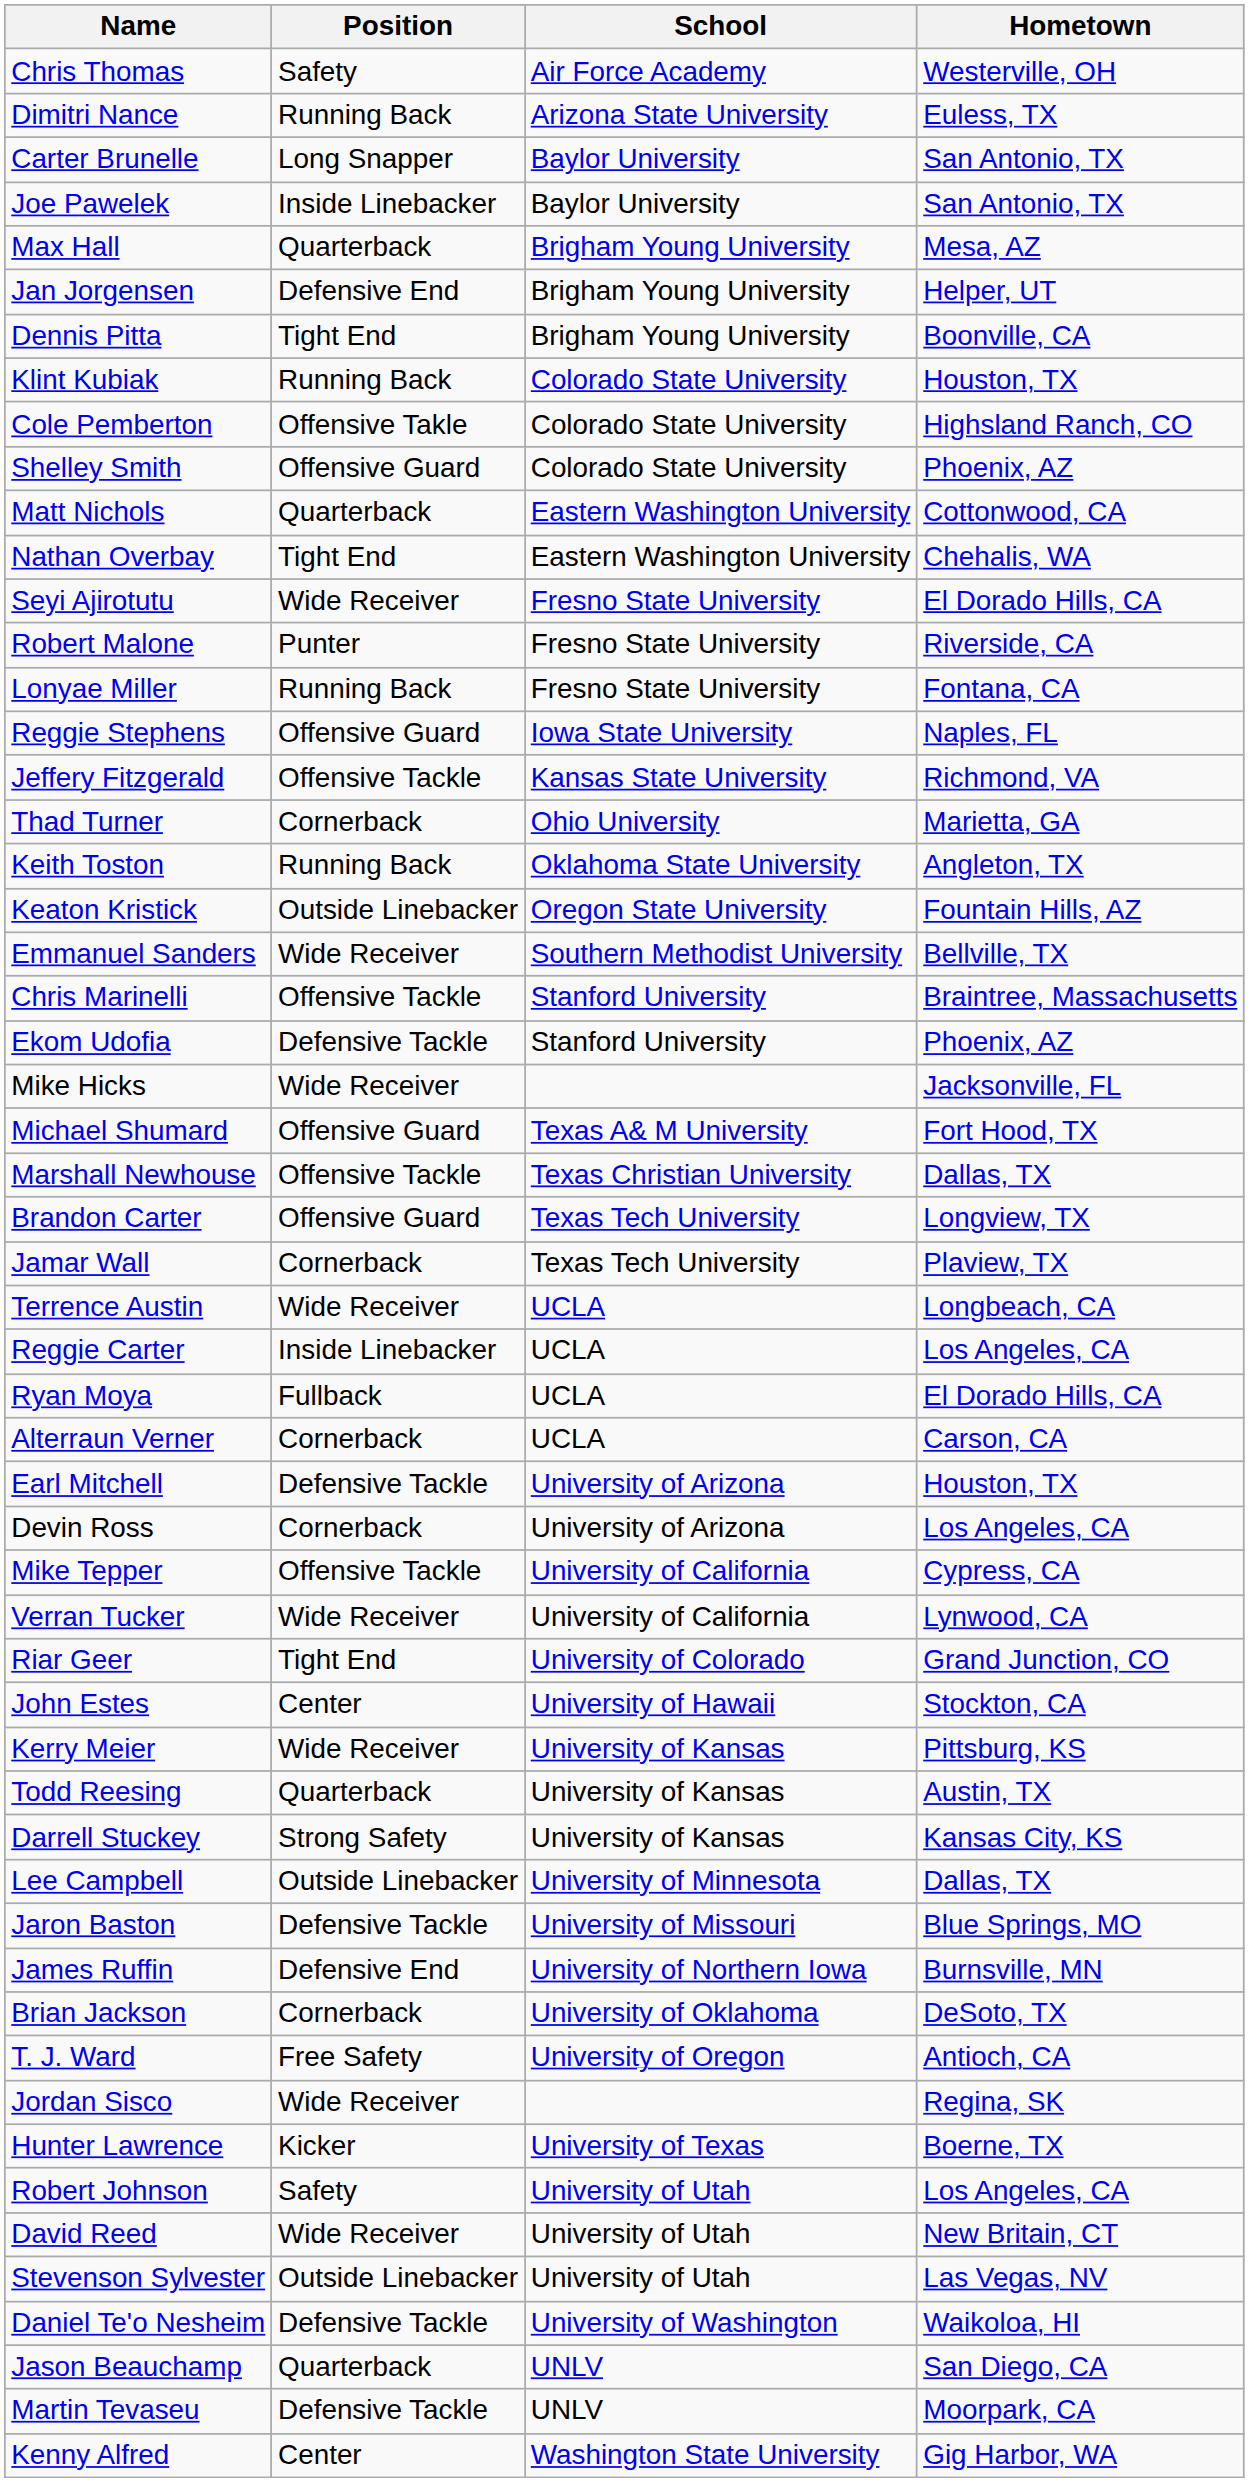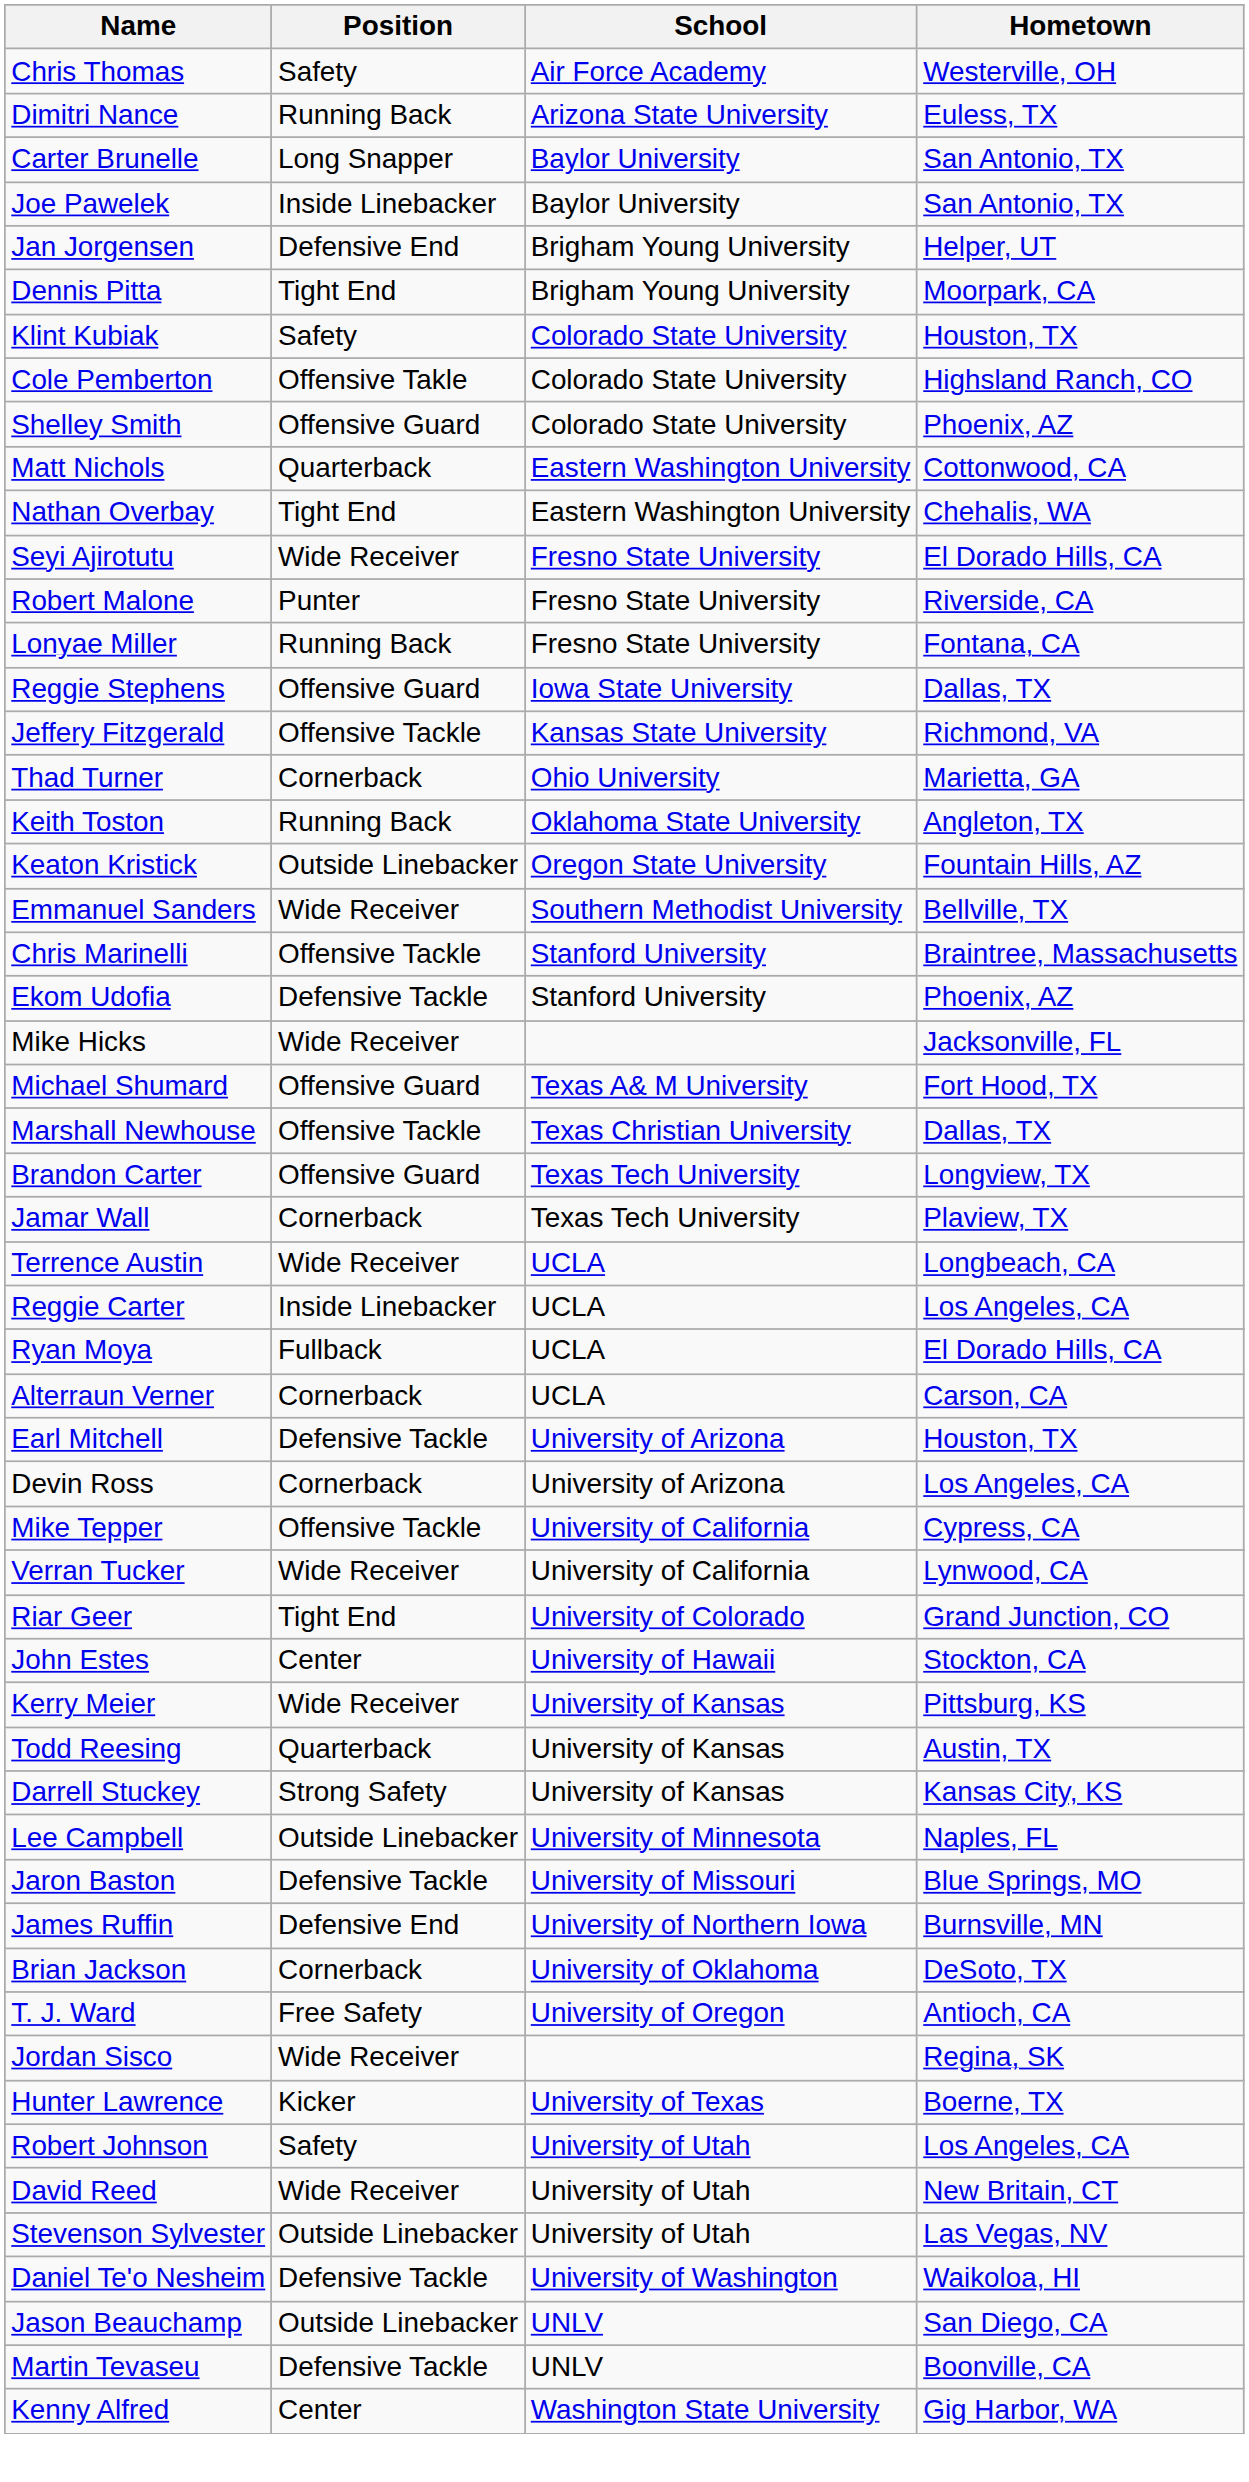- row: (65, 247)
(1007, 335) Boonville, CA -> (1009, 291) Moorpark, CA
(365, 379) Running Back -> (318, 335) Safety
(991, 733) Naples, FL -> (987, 688) Dallas, TX
(987, 1880) Dallas, TX -> (991, 1836) Naples, FL
(355, 2366) Quarterback -> (398, 2322) Outside Linebacker
(1009, 2410) Moorpark, CA -> (1007, 2366) Boonville, CA
